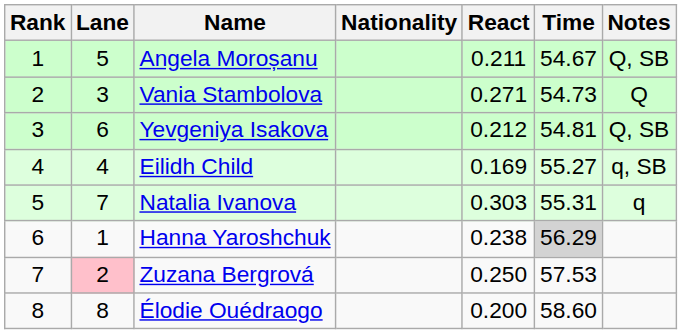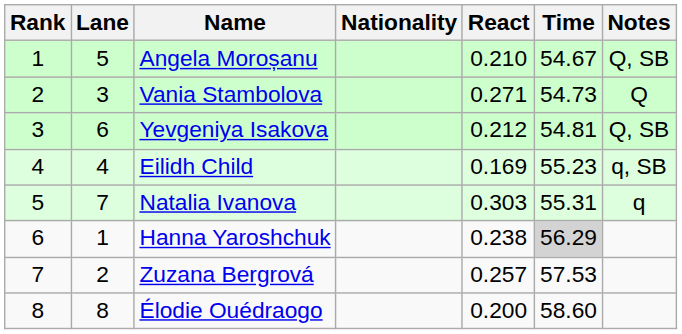(499, 58) 0.211 -> (499, 58) 0.210
(569, 166) 55.27 -> (569, 166) 55.23
(102, 274) pink background -> (102, 274) no background
(499, 274) 0.250 -> (499, 274) 0.257
